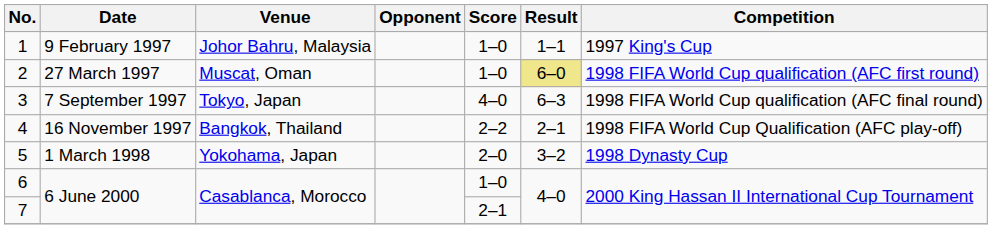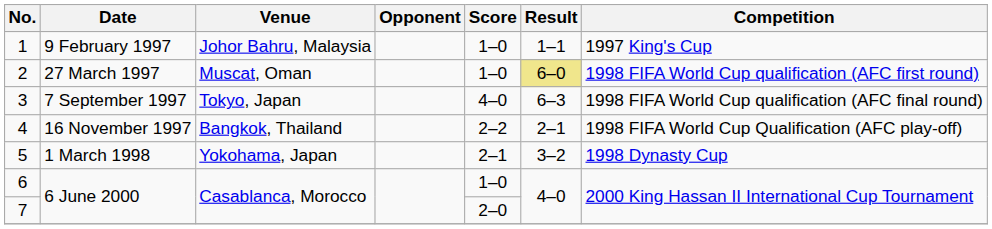(493, 155) 2–0 -> (493, 155) 2–1
(493, 210) 2–1 -> (493, 210) 2–0
